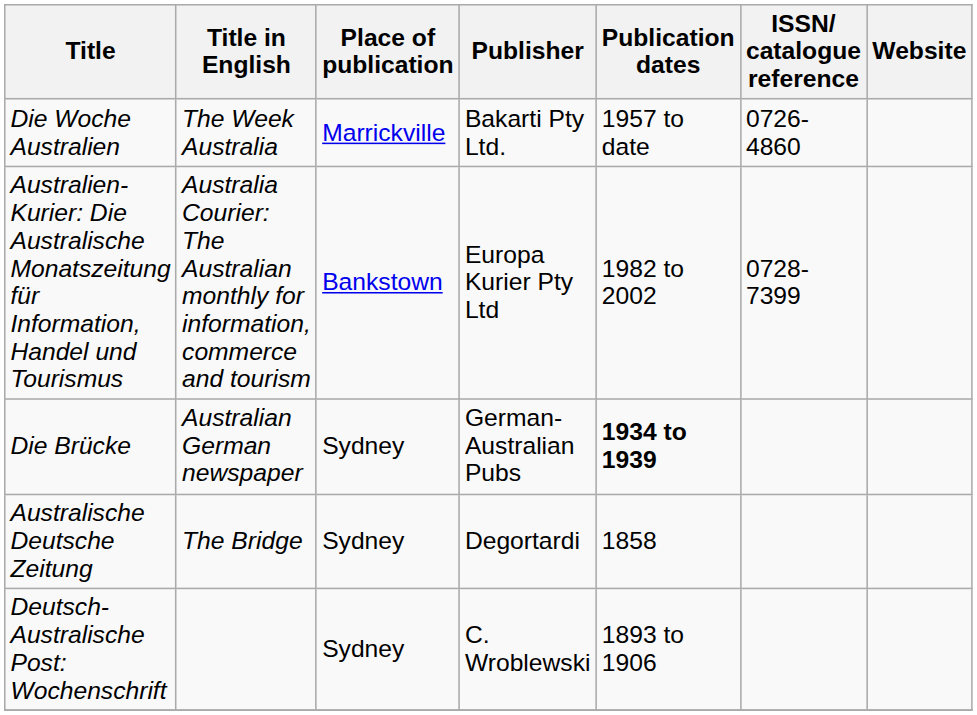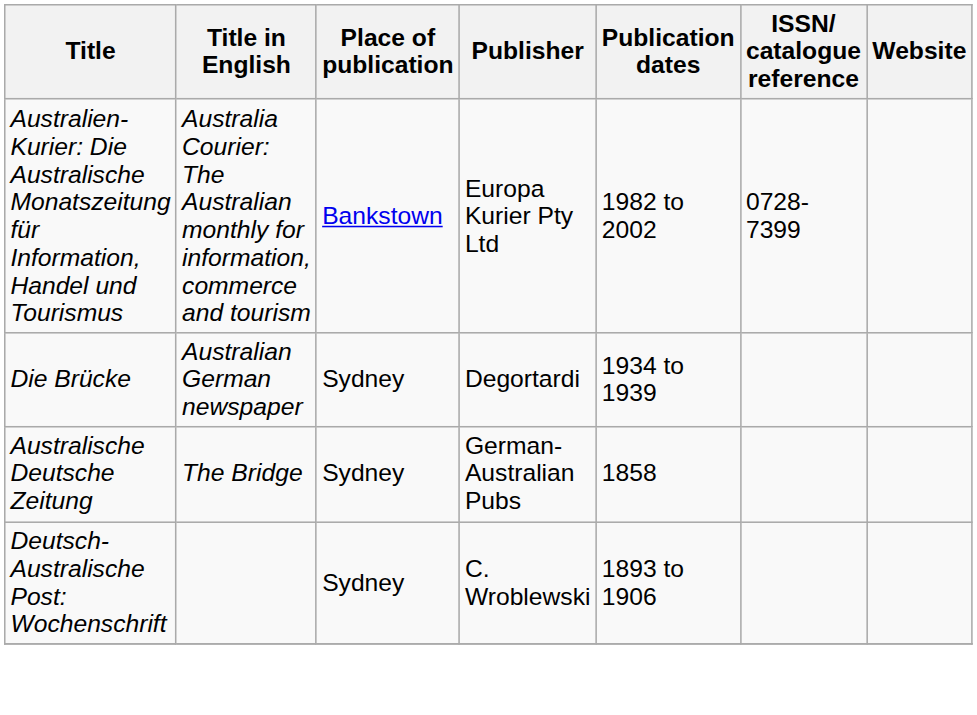- row: (71, 132)
(520, 446) German-Australian Pubs -> (522, 379) Degortardi
(644, 446) bold -> (643, 379) normal
(522, 540) Degortardi -> (520, 473) German-Australian Pubs
